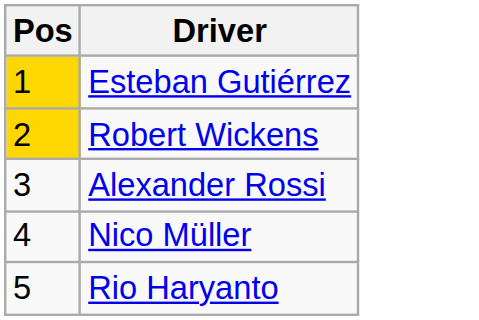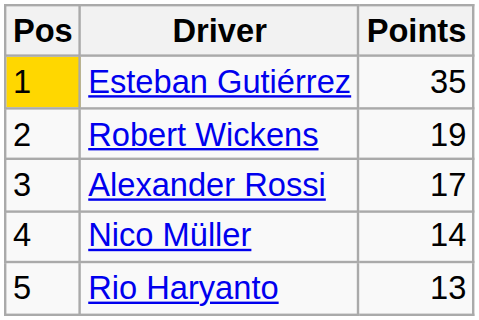+ column: (416, 31)
(22, 133) gold background -> (22, 133) no background
